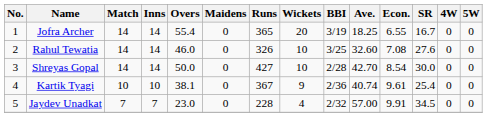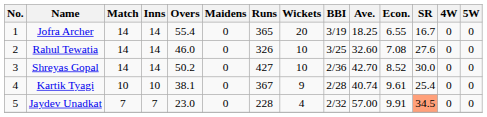(185, 67) 50.0 -> (185, 67) 50.2
(336, 67) 2/28 -> (336, 67) 2/36
(396, 67) 8.54 -> (396, 67) 8.52
(336, 85) 2/36 -> (336, 85) 2/28
(425, 103) no background -> (425, 103) lightsalmon background
